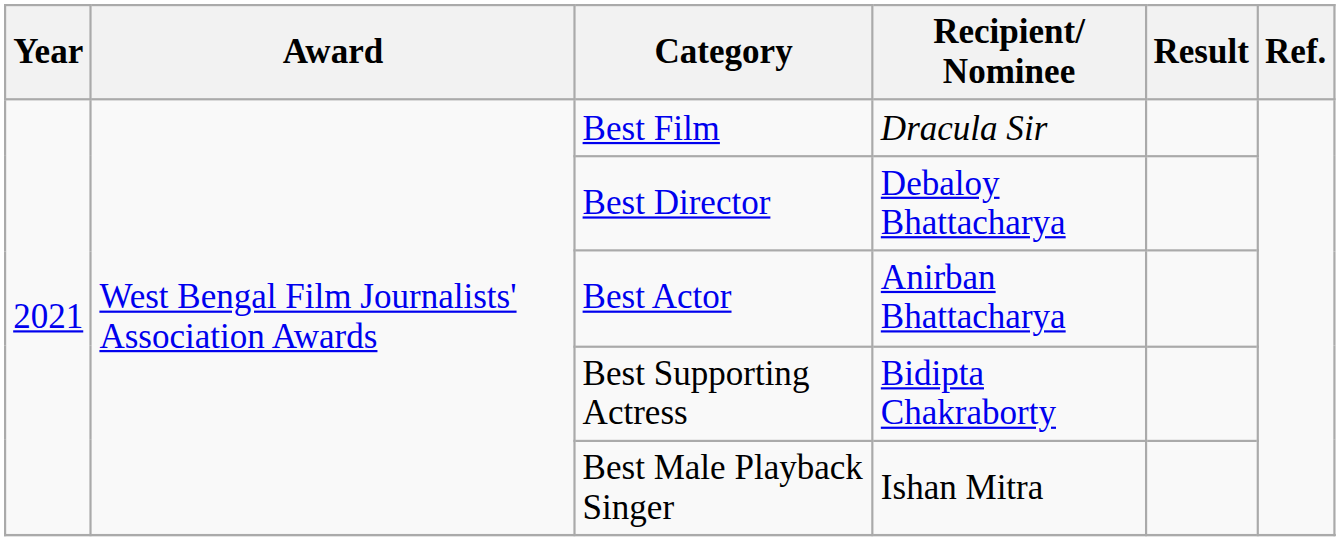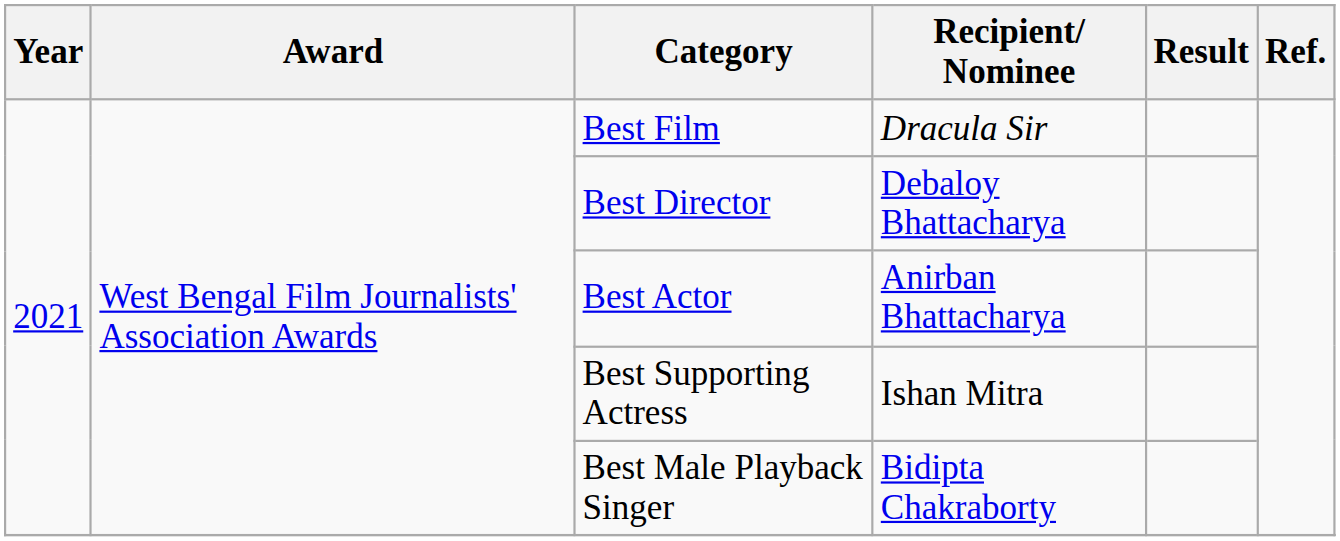(968, 392) Bidipta Chakraborty -> (962, 392) Ishan Mitra
(962, 487) Ishan Mitra -> (968, 487) Bidipta Chakraborty
